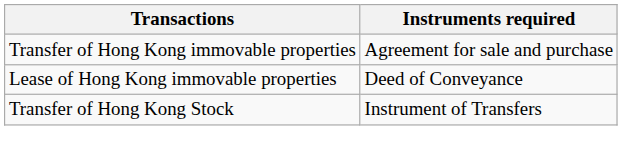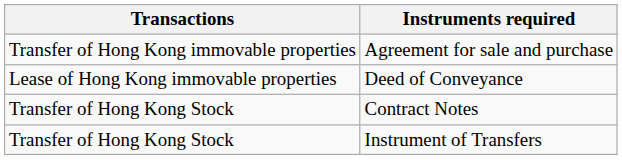+ row: (421, 109)
